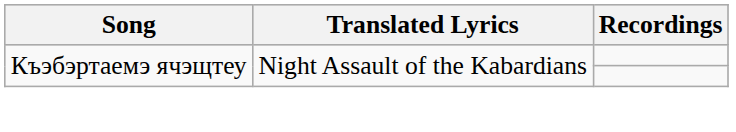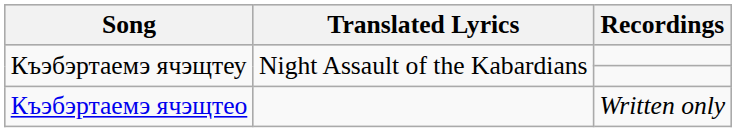+ row: (129, 106)
